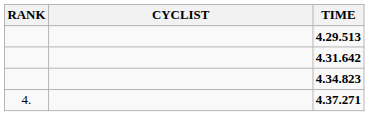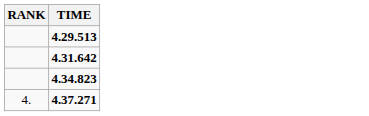- column: (181, 15)
